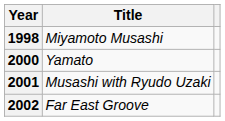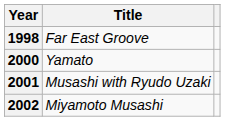(104, 37) Miyamoto Musashi -> (97, 37) Far East Groove
(97, 104) Far East Groove -> (104, 104) Miyamoto Musashi
